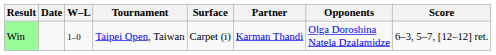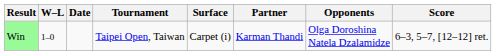columns swapped: (79, 13) <-> (52, 13)
